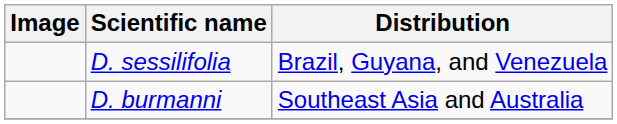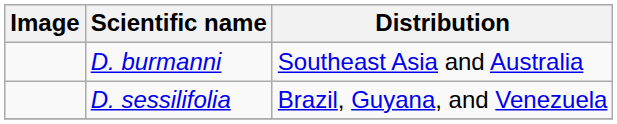rows swapped: (156, 99) <-> (161, 61)
